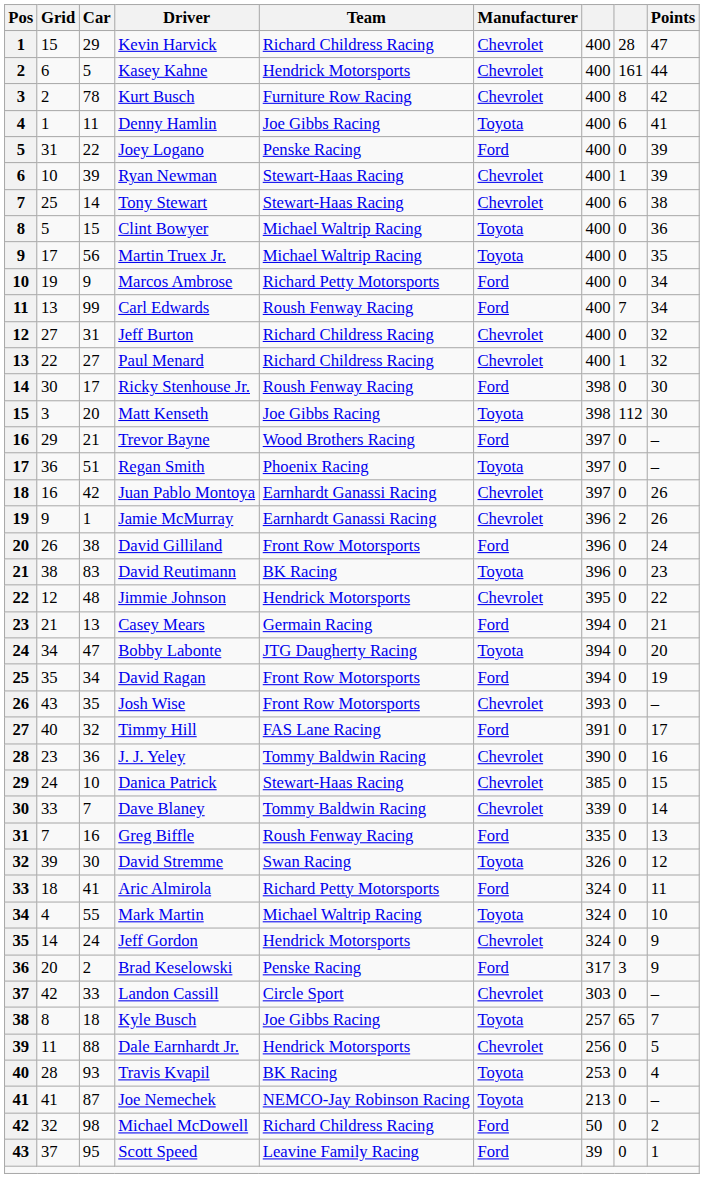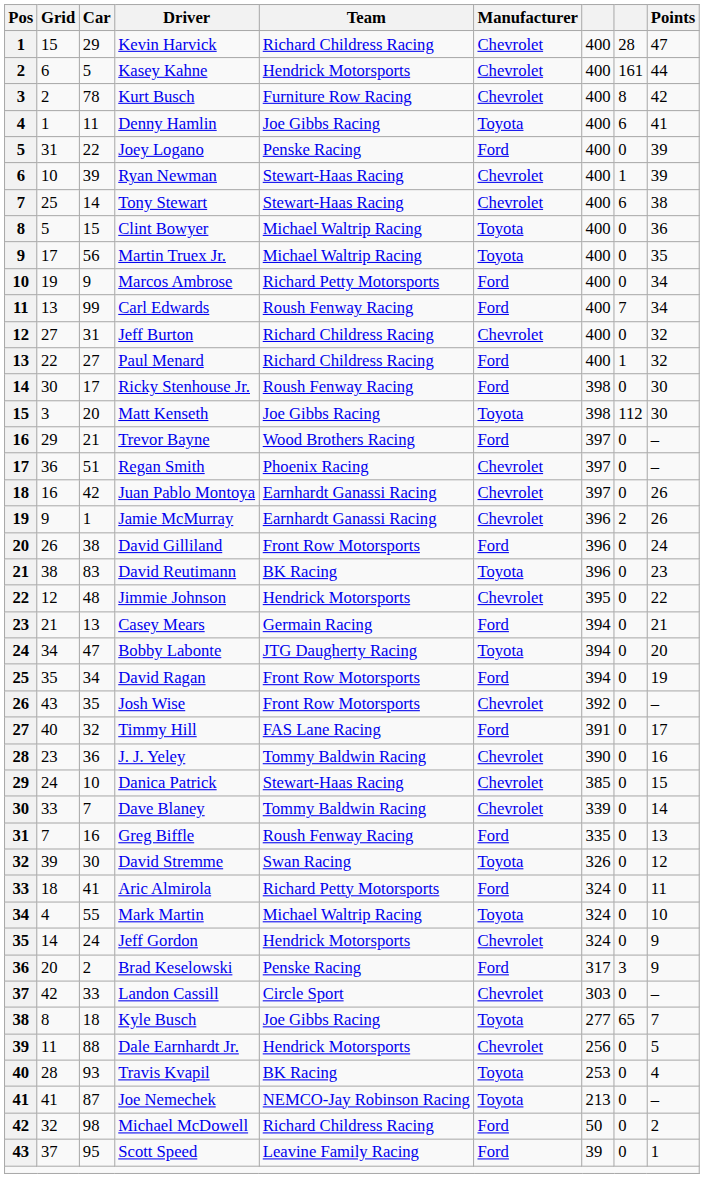(510, 360) Chevrolet -> (493, 360) Ford
(500, 466) Toyota -> (510, 466) Chevrolet
(598, 703) 393 -> (598, 703) 392
(598, 1020) 257 -> (598, 1020) 277
